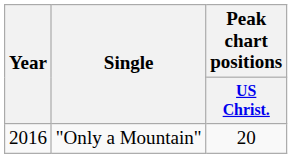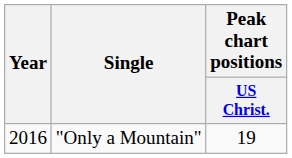(246, 138) 20 -> (246, 138) 19
